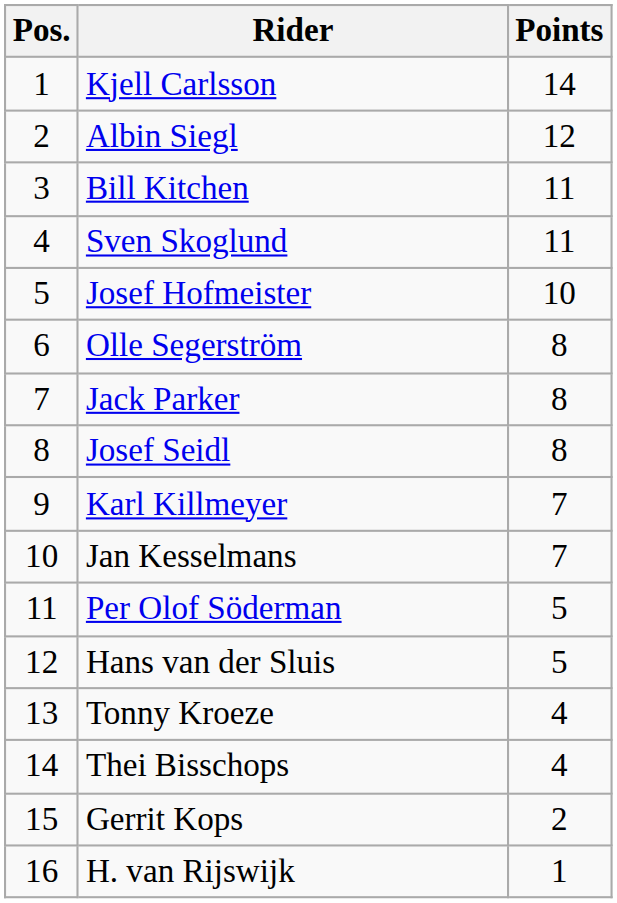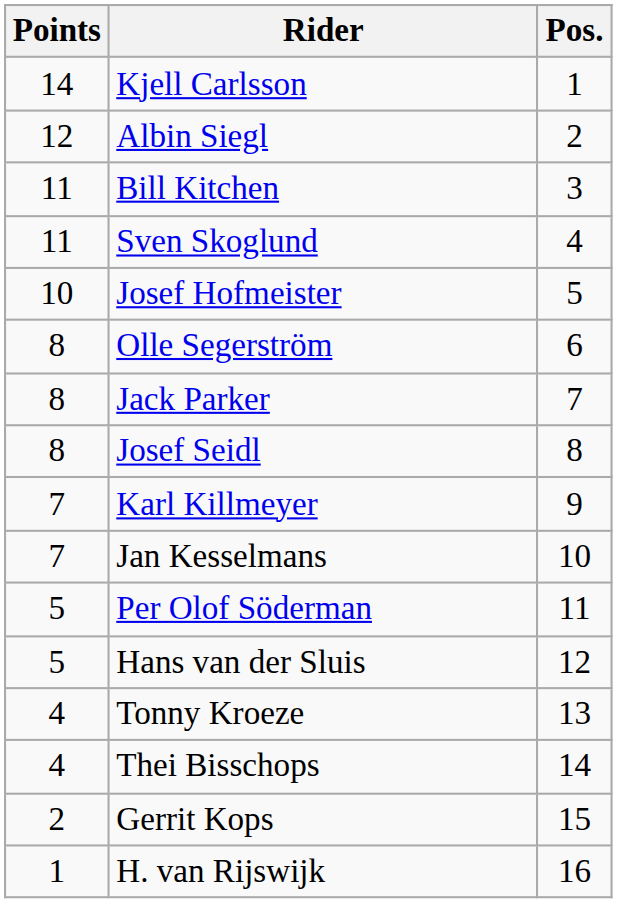columns swapped: (42, 30) <-> (559, 30)
